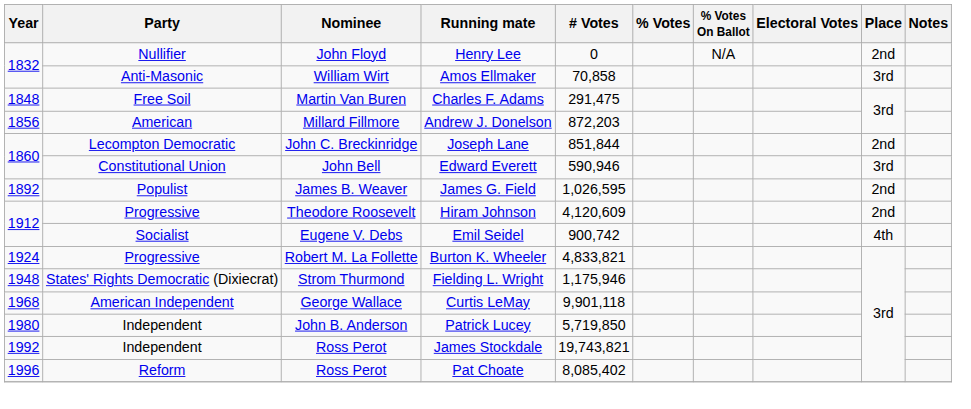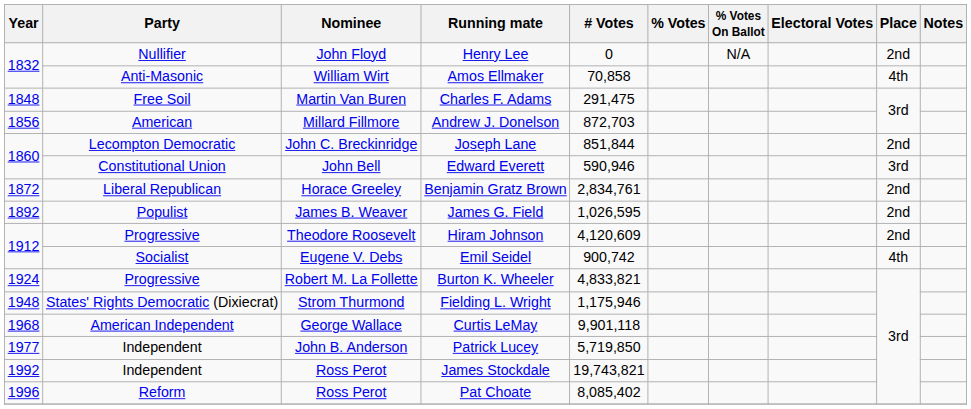(883, 76) 3rd -> (898, 76) 4th
(594, 122) 872,203 -> (609, 122) 872,703
+ row: (496, 189)
(24, 325) 1980 -> (24, 347) 1977
